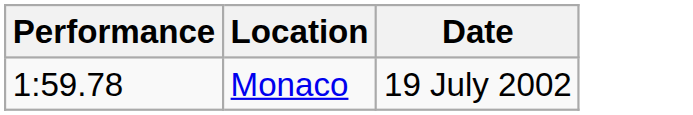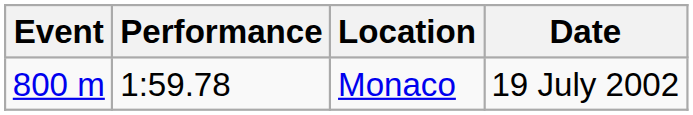+ column: (59, 32)
